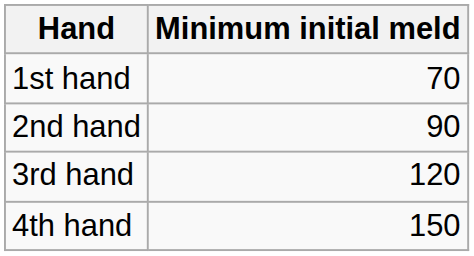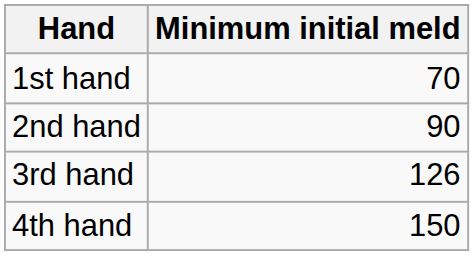(435, 175) 120 -> (435, 175) 126
